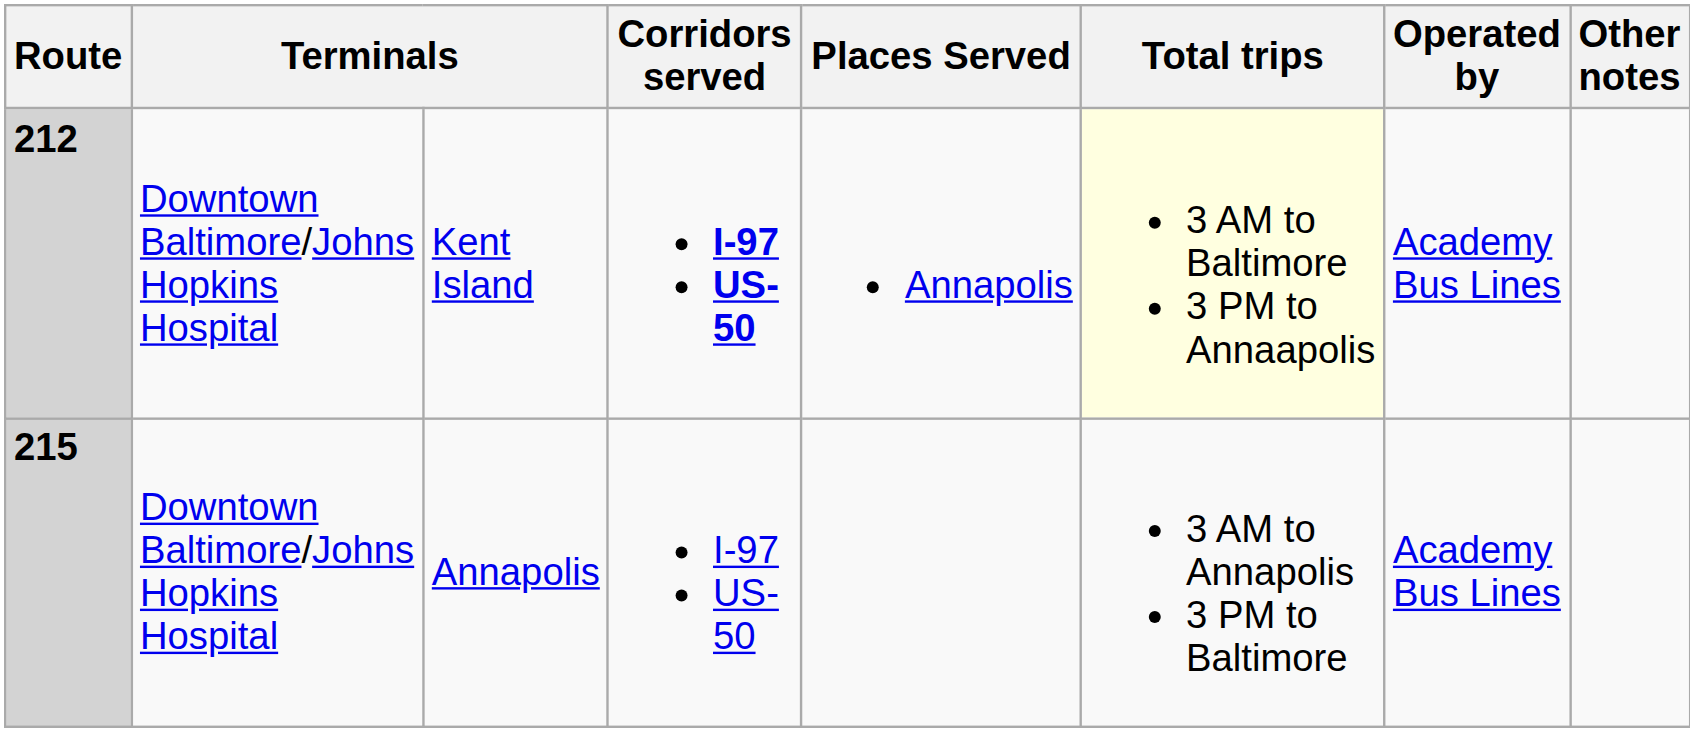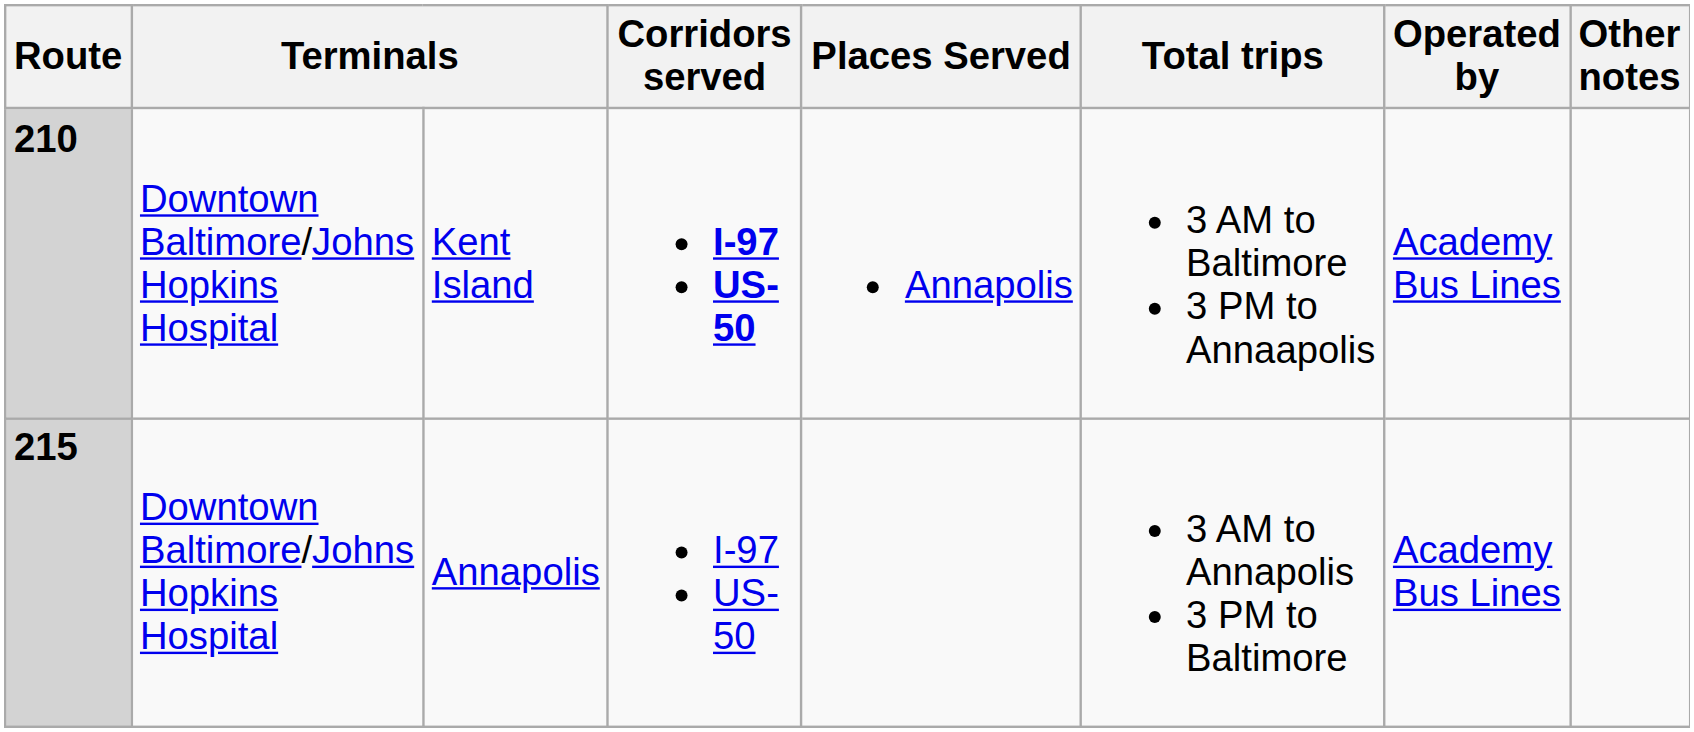(68, 139) 212 -> (68, 139) 210
(1233, 285) lightyellow background -> (1233, 285) no background
